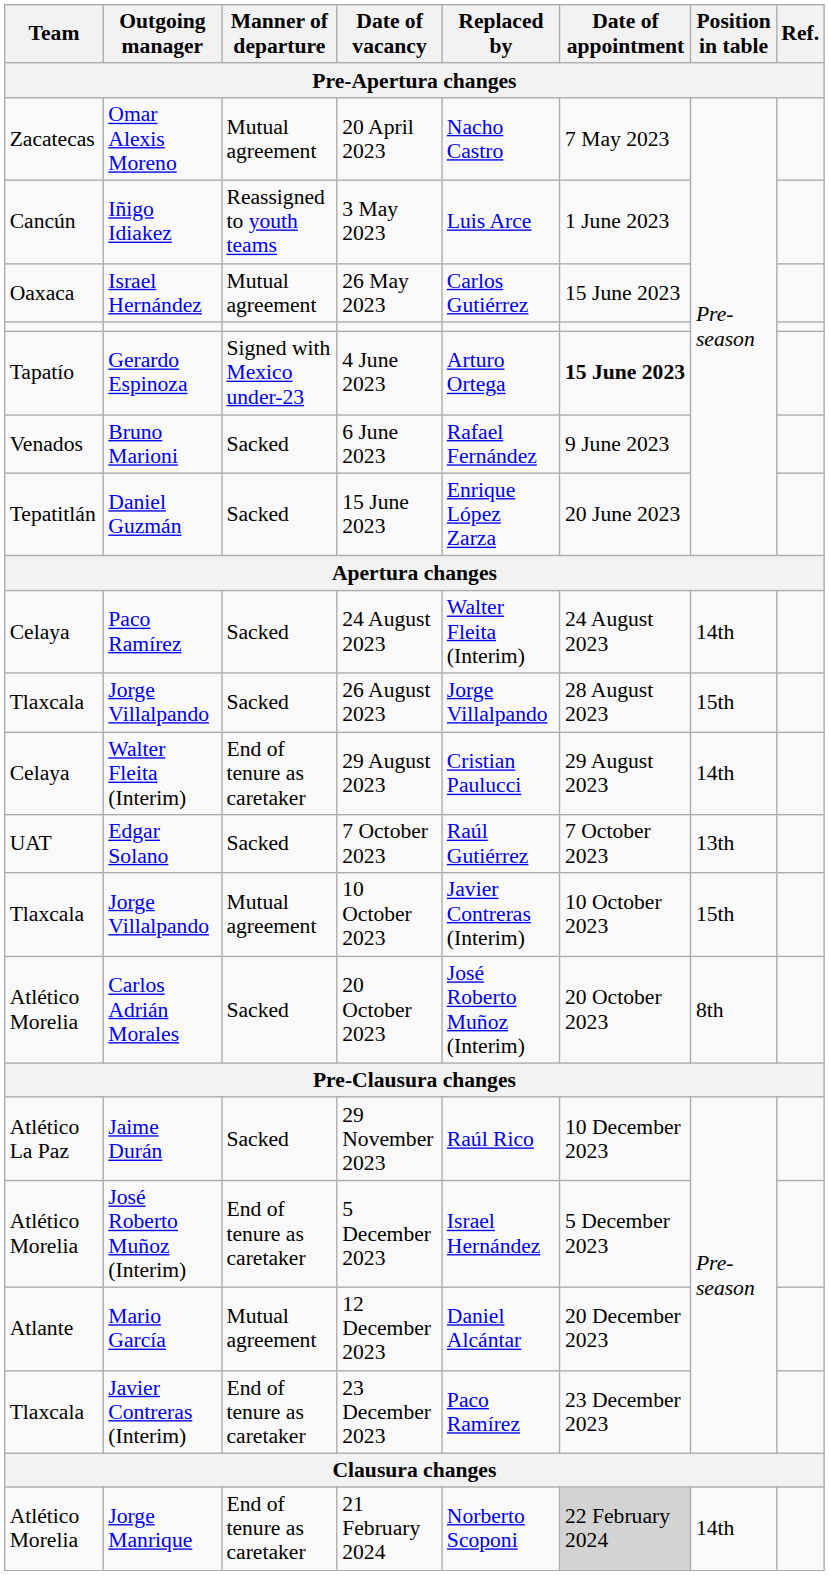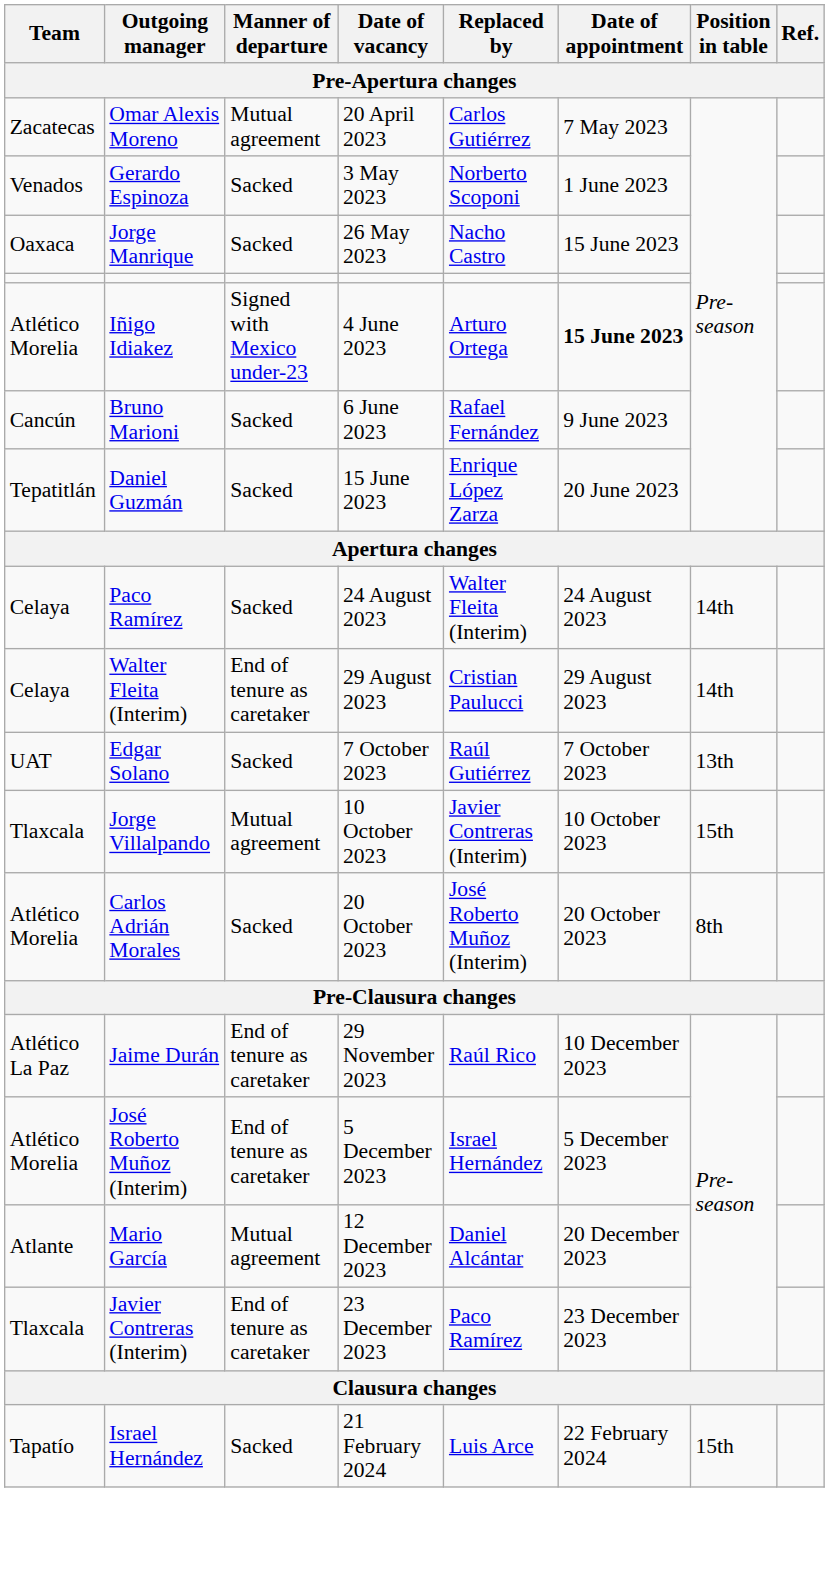(475, 138) Nacho Castro -> (490, 126) Carlos Gutiérrez
(43, 221) Cancún -> (46, 185) Venados
(140, 221) Iñigo Idiakez -> (149, 185) Gerardo Espinoza
(276, 221) Reassigned to youth teams -> (262, 185) Sacked
(489, 221) Luis Arce -> (488, 185) Norberto Scoponi
(155, 292) Israel Hernández -> (151, 243) Jorge Manrique
(271, 292) Mutual agreement -> (262, 243) Sacked
(488, 292) Carlos Gutiérrez -> (477, 243) Nacho Castro
(42, 372) Tapatío -> (44, 336) Atlético Morelia
(148, 372) Gerardo Espinoza -> (141, 336) Iñigo Idiakez
(46, 443) Venados -> (43, 419) Cancún
- row: (386, 702)
(258, 1138) Sacked -> (270, 1055) End of tenure as caretaker
(44, 1528) Atlético Morelia -> (42, 1445) Tapatío
(150, 1528) Jorge Manrique -> (156, 1445) Israel Hernández
(266, 1528) End of tenure as caretaker -> (262, 1445) Sacked
(486, 1528) Norberto Scoponi -> (491, 1445) Luis Arce
(618, 1528) lightgrey background -> (616, 1445) no background
(715, 1528) 14th -> (715, 1445) 15th
